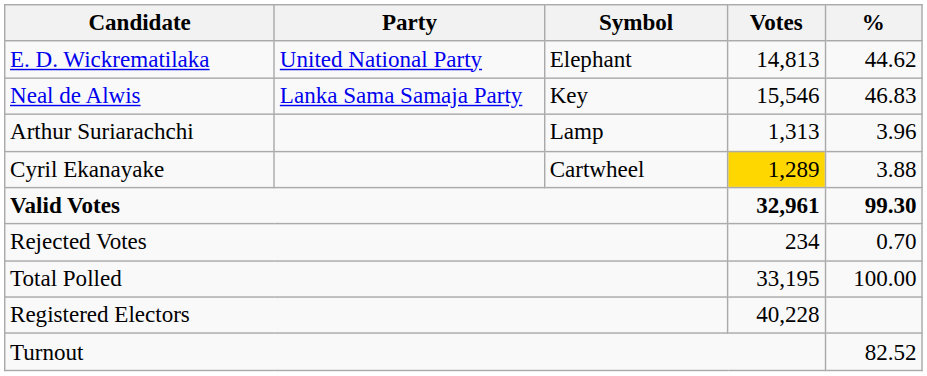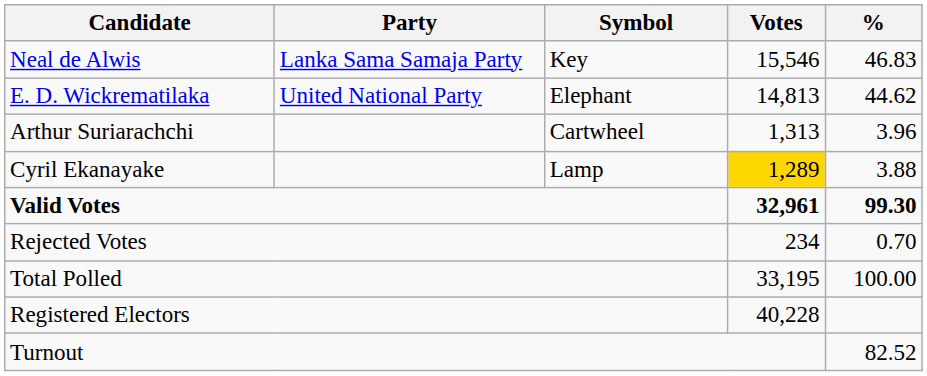rows swapped: (75, 95) <-> (110, 59)
(577, 132) Lamp -> (597, 132) Cartwheel
(597, 168) Cartwheel -> (577, 168) Lamp
